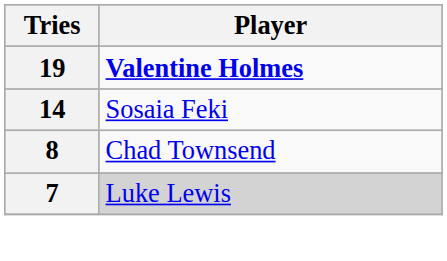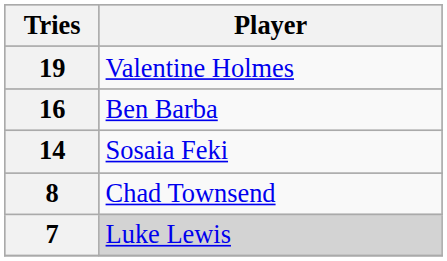(204, 67) bold -> (200, 67) normal
+ row: (52, 109)
